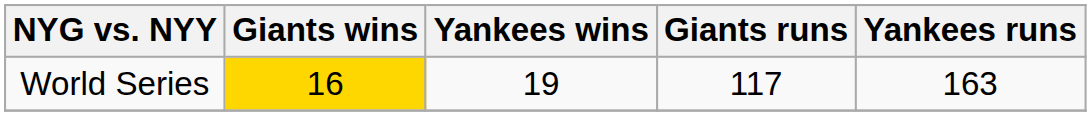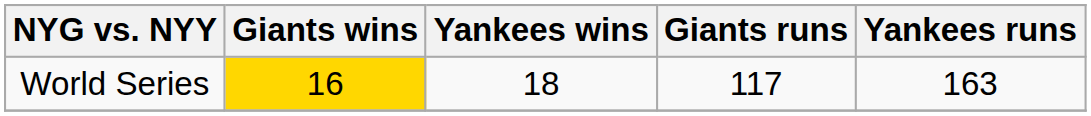(541, 83) 19 -> (541, 83) 18
